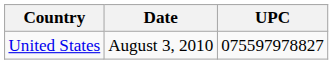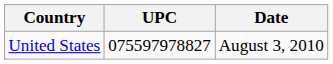columns swapped: (161, 18) <-> (272, 18)
